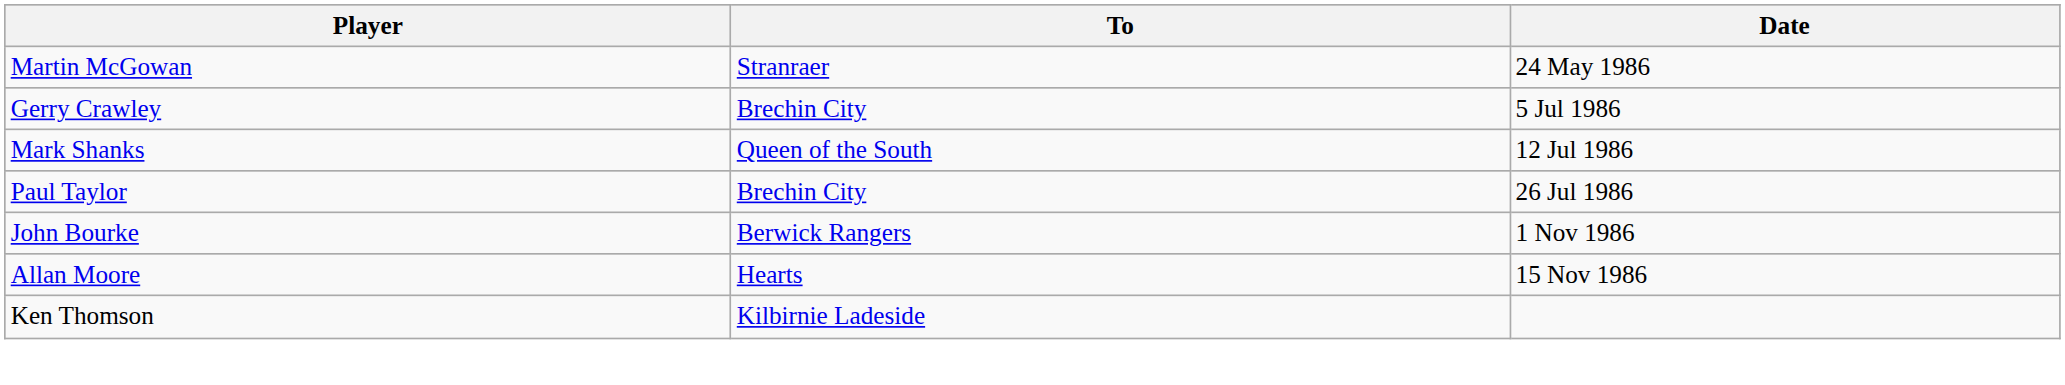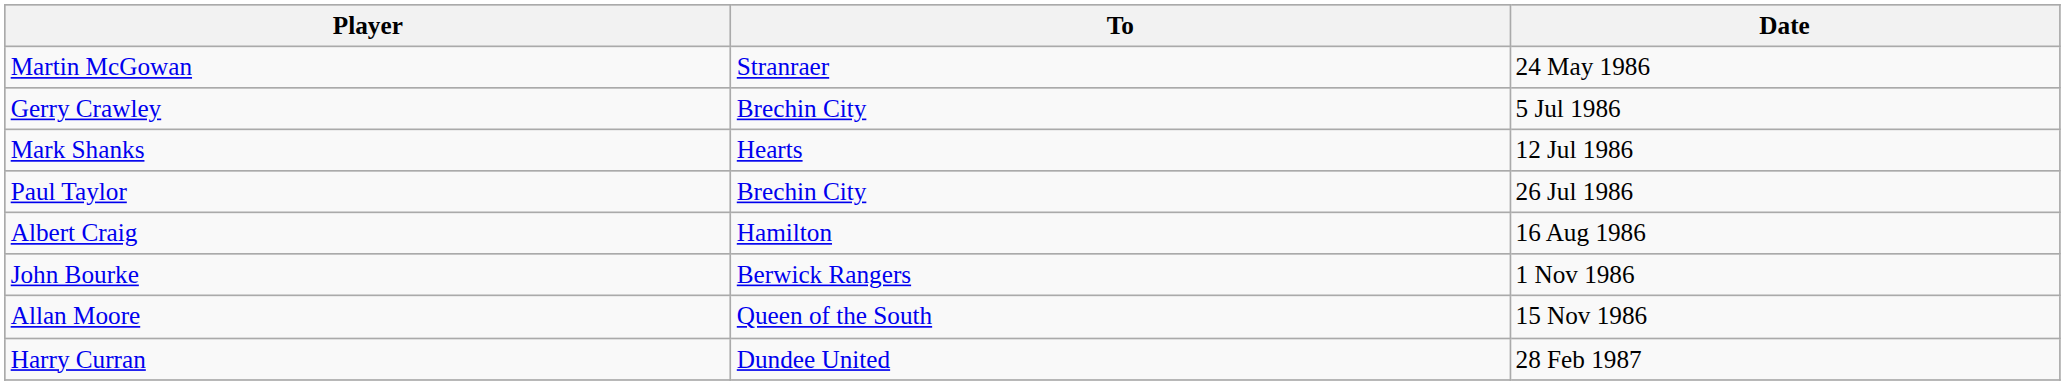(834, 150) Queen of the South -> (770, 150) Hearts
+ row: (74, 233)
(770, 275) Hearts -> (834, 316) Queen of the South
+ row: (78, 358)
- row: (82, 316)
